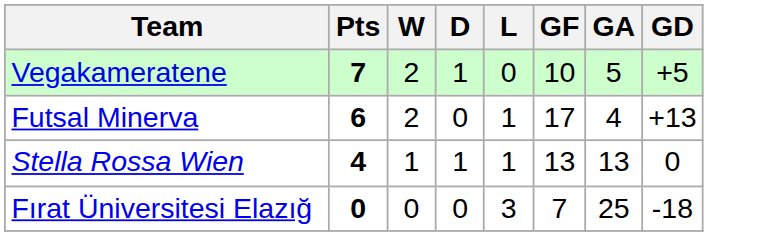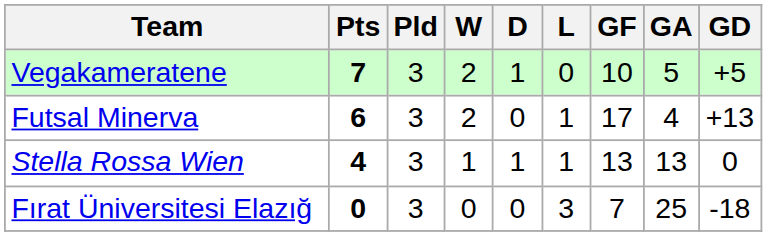+ column: (416, 27)
